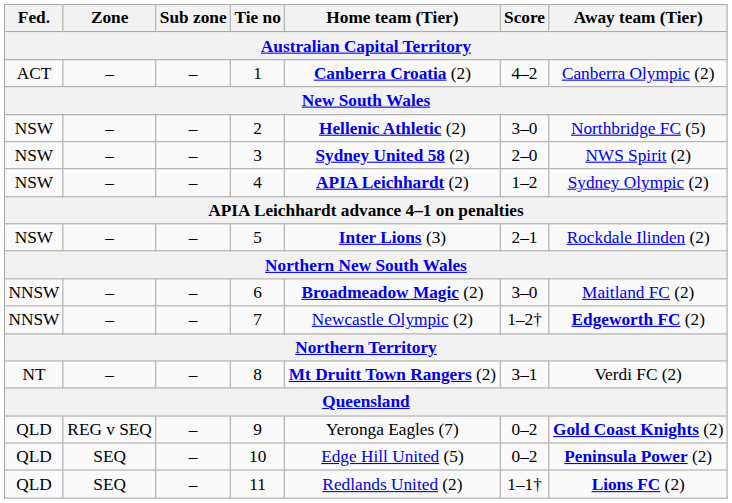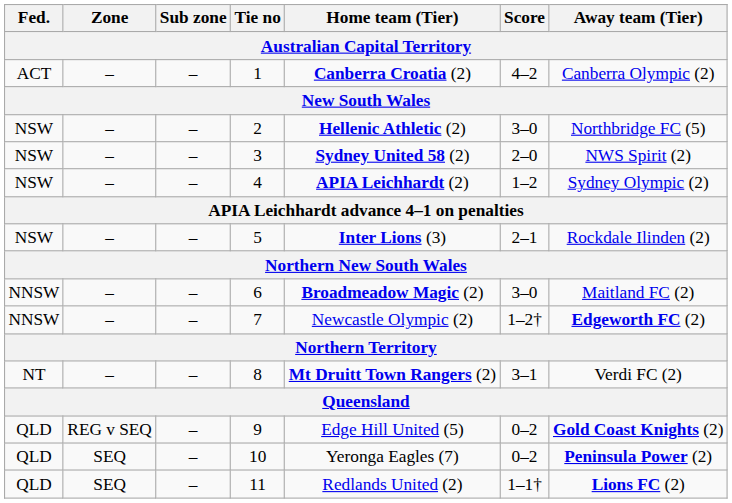(392, 429) Yeronga Eagles (7) -> (392, 429) Edge Hill United (5)
(392, 456) Edge Hill United (5) -> (392, 456) Yeronga Eagles (7)
